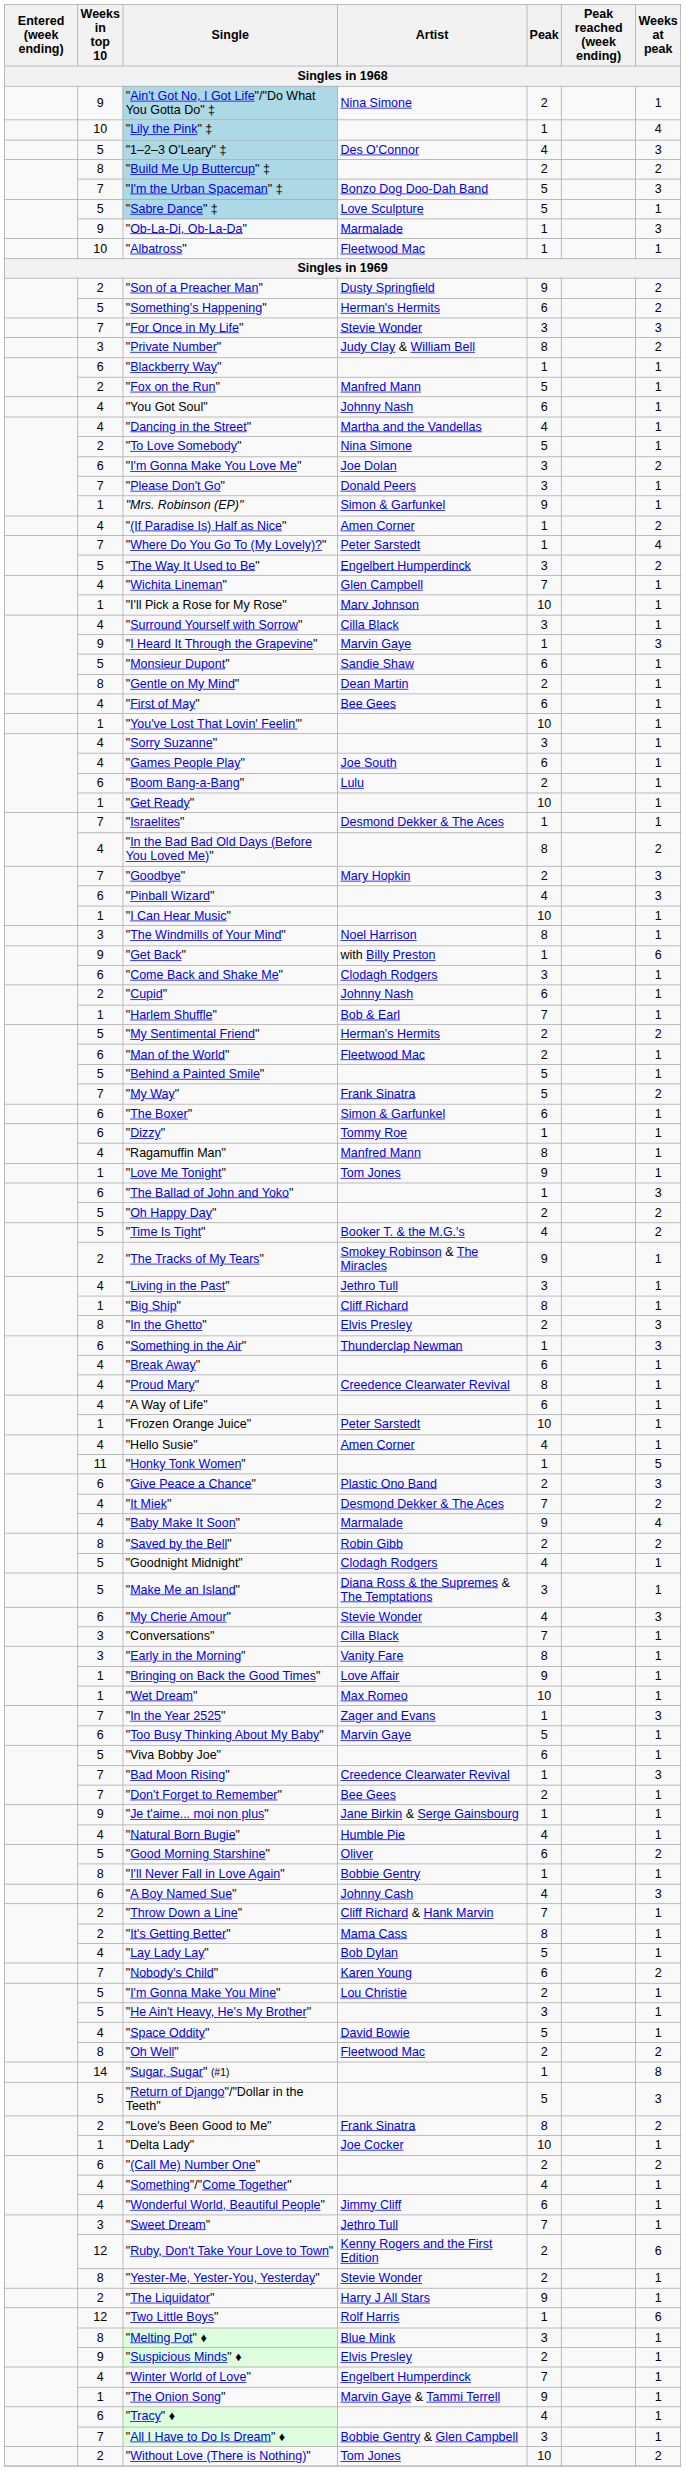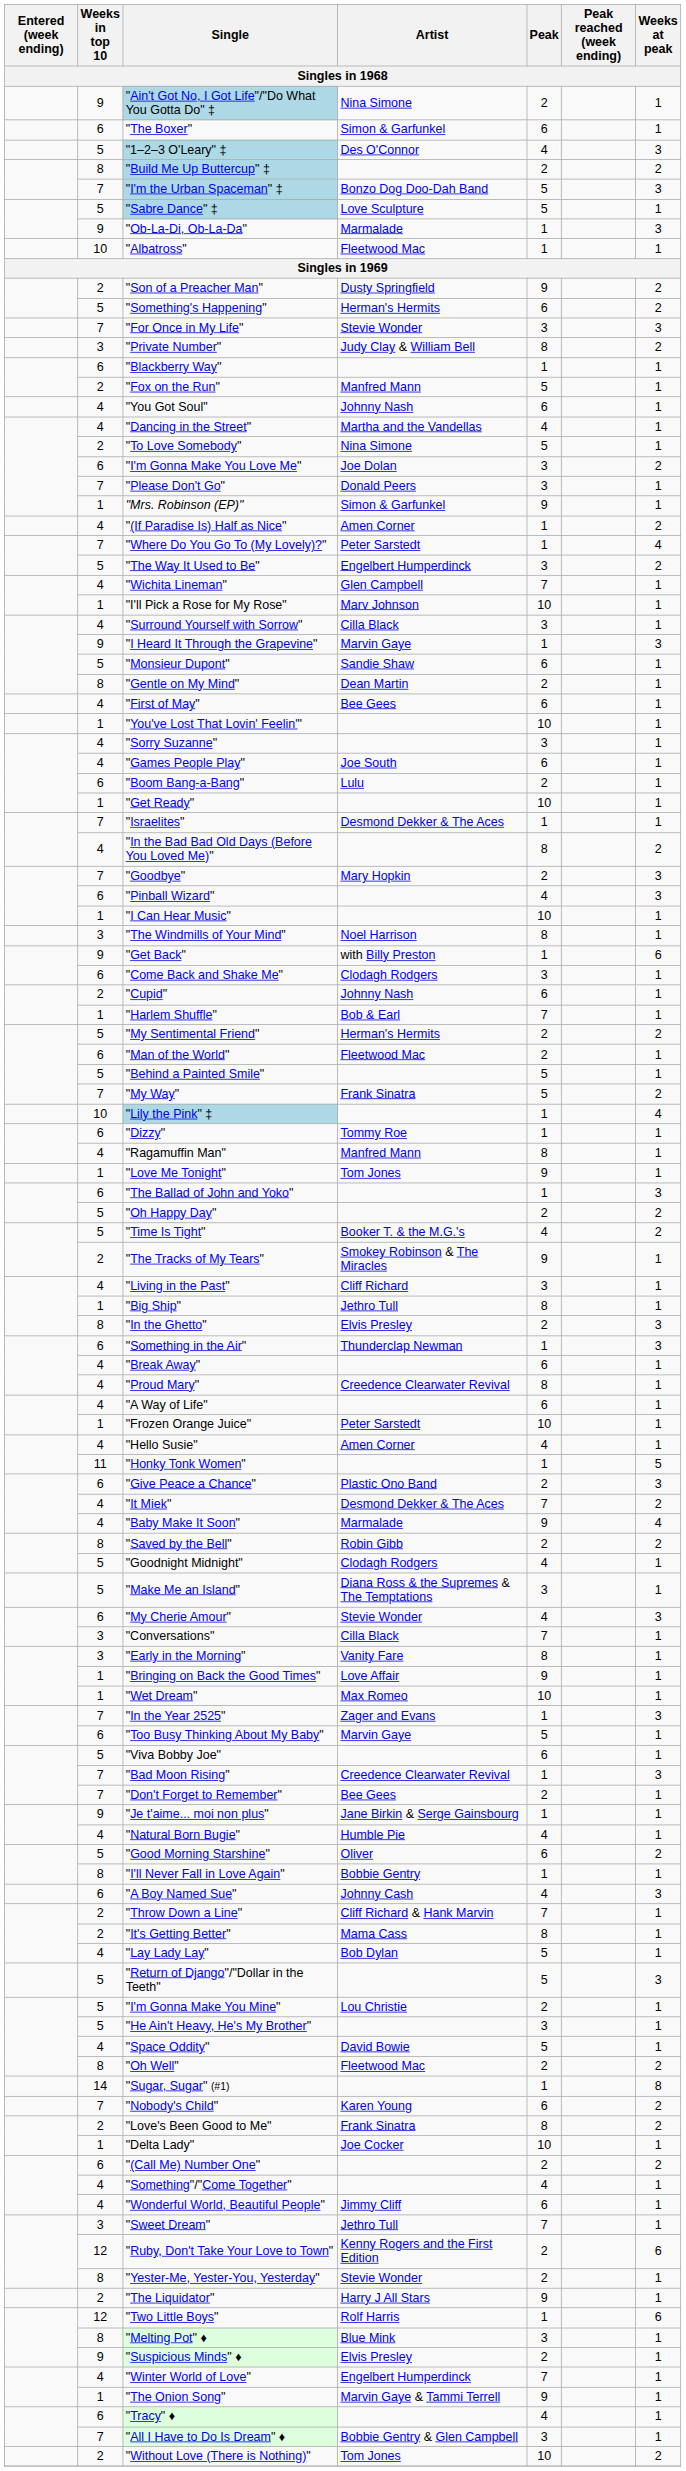rows swapped: (169, 129) <-> (159, 1113)
(369, 1286) Jethro Tull -> (374, 1286) Cliff Richard
(374, 1305) Cliff Richard -> (369, 1305) Jethro Tull
rows swapped: (172, 1973) <-> (215, 2098)
